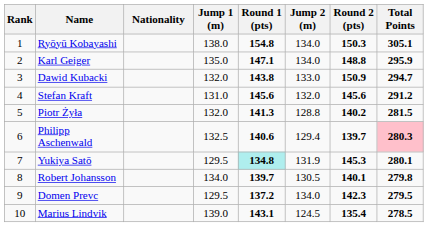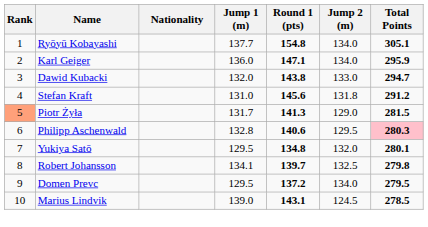- column: (354, 19)
(216, 43) 138.0 -> (241, 43) 137.7
(216, 60) 135.0 -> (241, 60) 136.0
(308, 95) 132.0 -> (345, 95) 131.8
(20, 113) no background -> (20, 113) lightsalmon background
(216, 113) 132.0 -> (241, 113) 131.7
(308, 113) 128.8 -> (345, 113) 129.0
(216, 136) 132.5 -> (241, 130) 132.8
(308, 136) 129.4 -> (345, 130) 129.5
(262, 160) paleturquoise background -> (293, 148) no background
(308, 160) 131.9 -> (345, 148) 132.0
(216, 178) 134.0 -> (241, 165) 134.1
(308, 178) 130.5 -> (345, 165) 132.5
